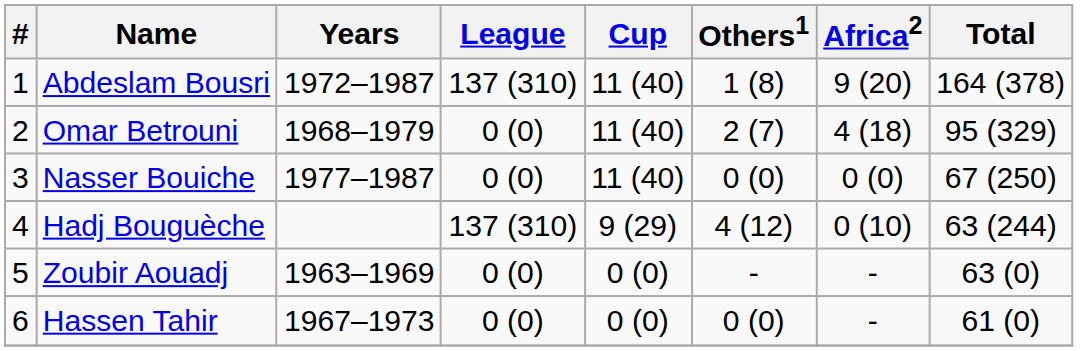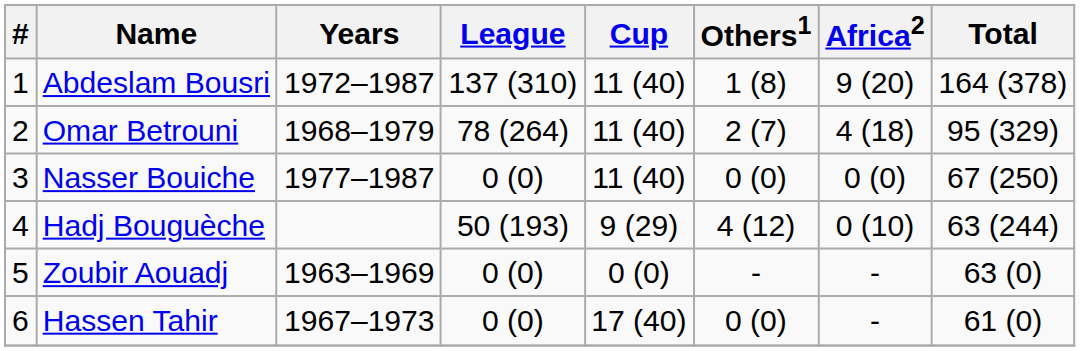(513, 130) 0 (0) -> (513, 130) 78 (264)
(513, 226) 137 (310) -> (513, 226) 50 (193)
(638, 321) 0 (0) -> (639, 321) 17 (40)
